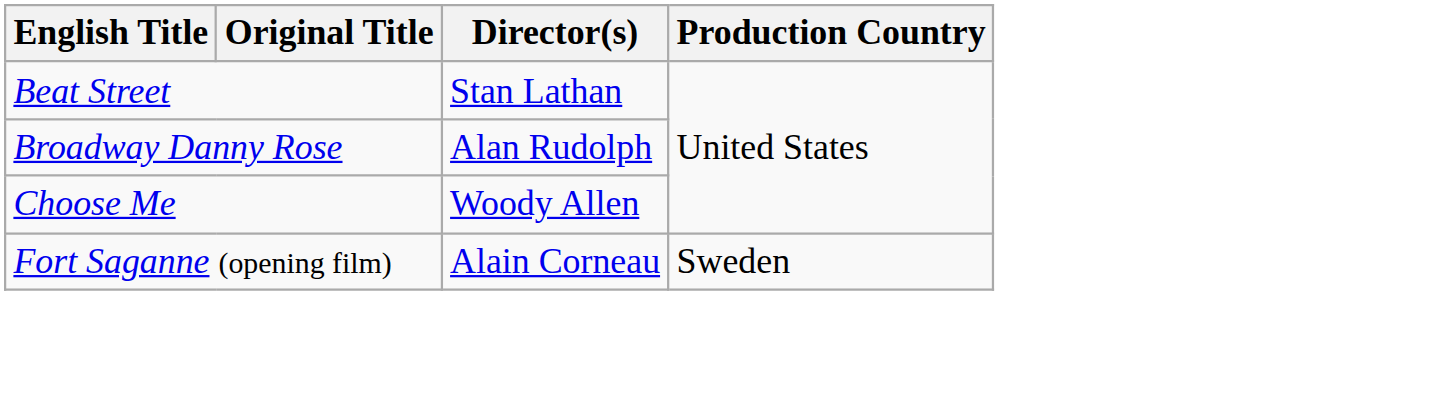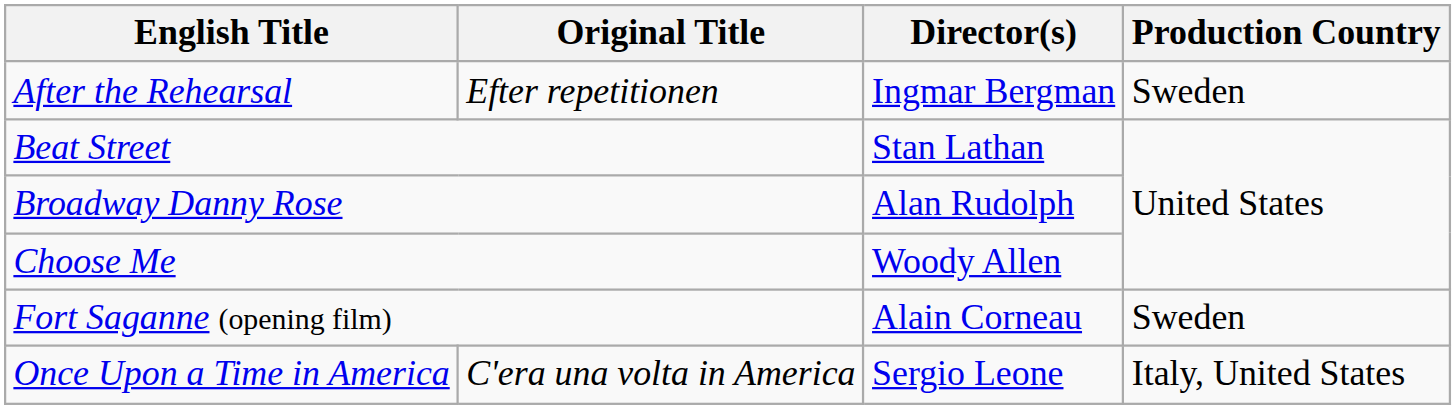+ row: (153, 89)
+ row: (232, 373)
